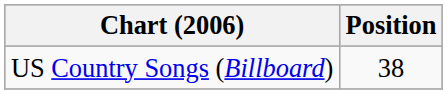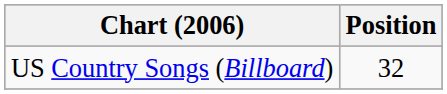(391, 67) 38 -> (391, 67) 32
